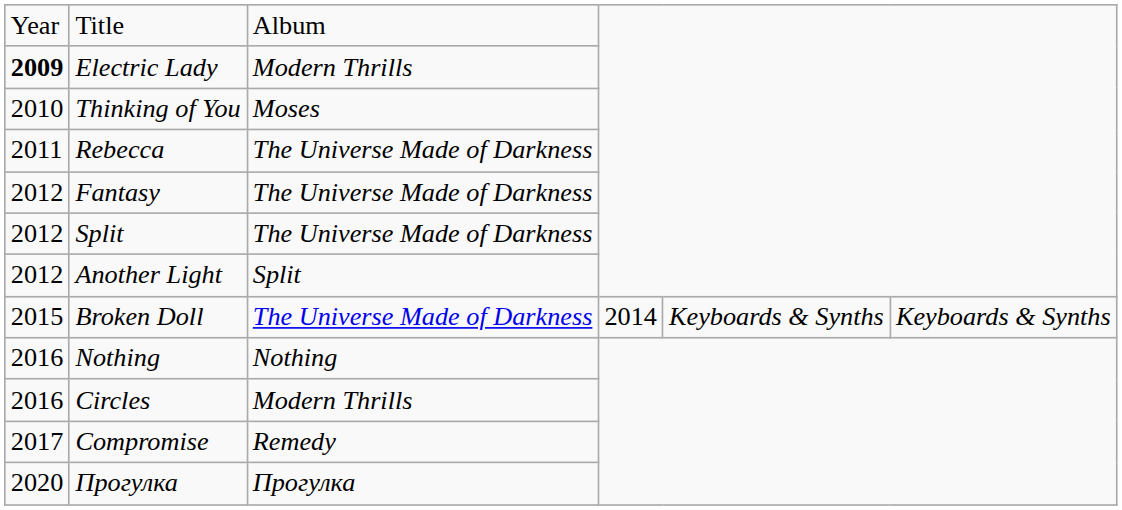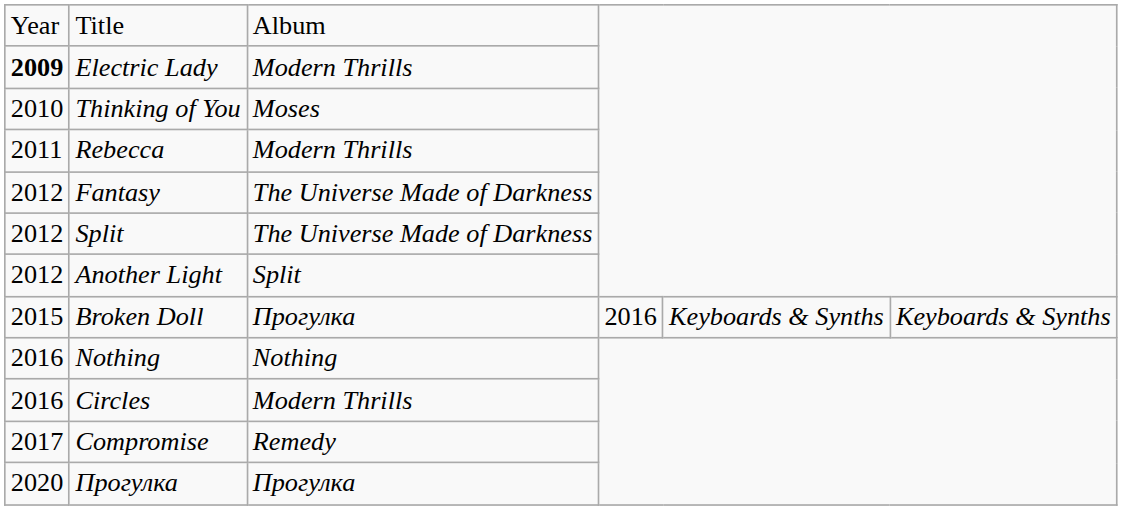(423, 150) The Universe Made of Darkness -> (333, 150) Modern Thrills
(423, 316) The Universe Made of Darkness -> (304, 316) Прогулка
(631, 316) 2014 -> (631, 316) 2016
